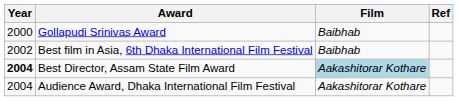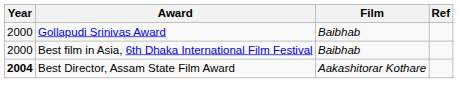(20, 50) 2002 -> (20, 50) 2000
(372, 68) lightblue background -> (372, 68) no background
- row: (167, 86)
